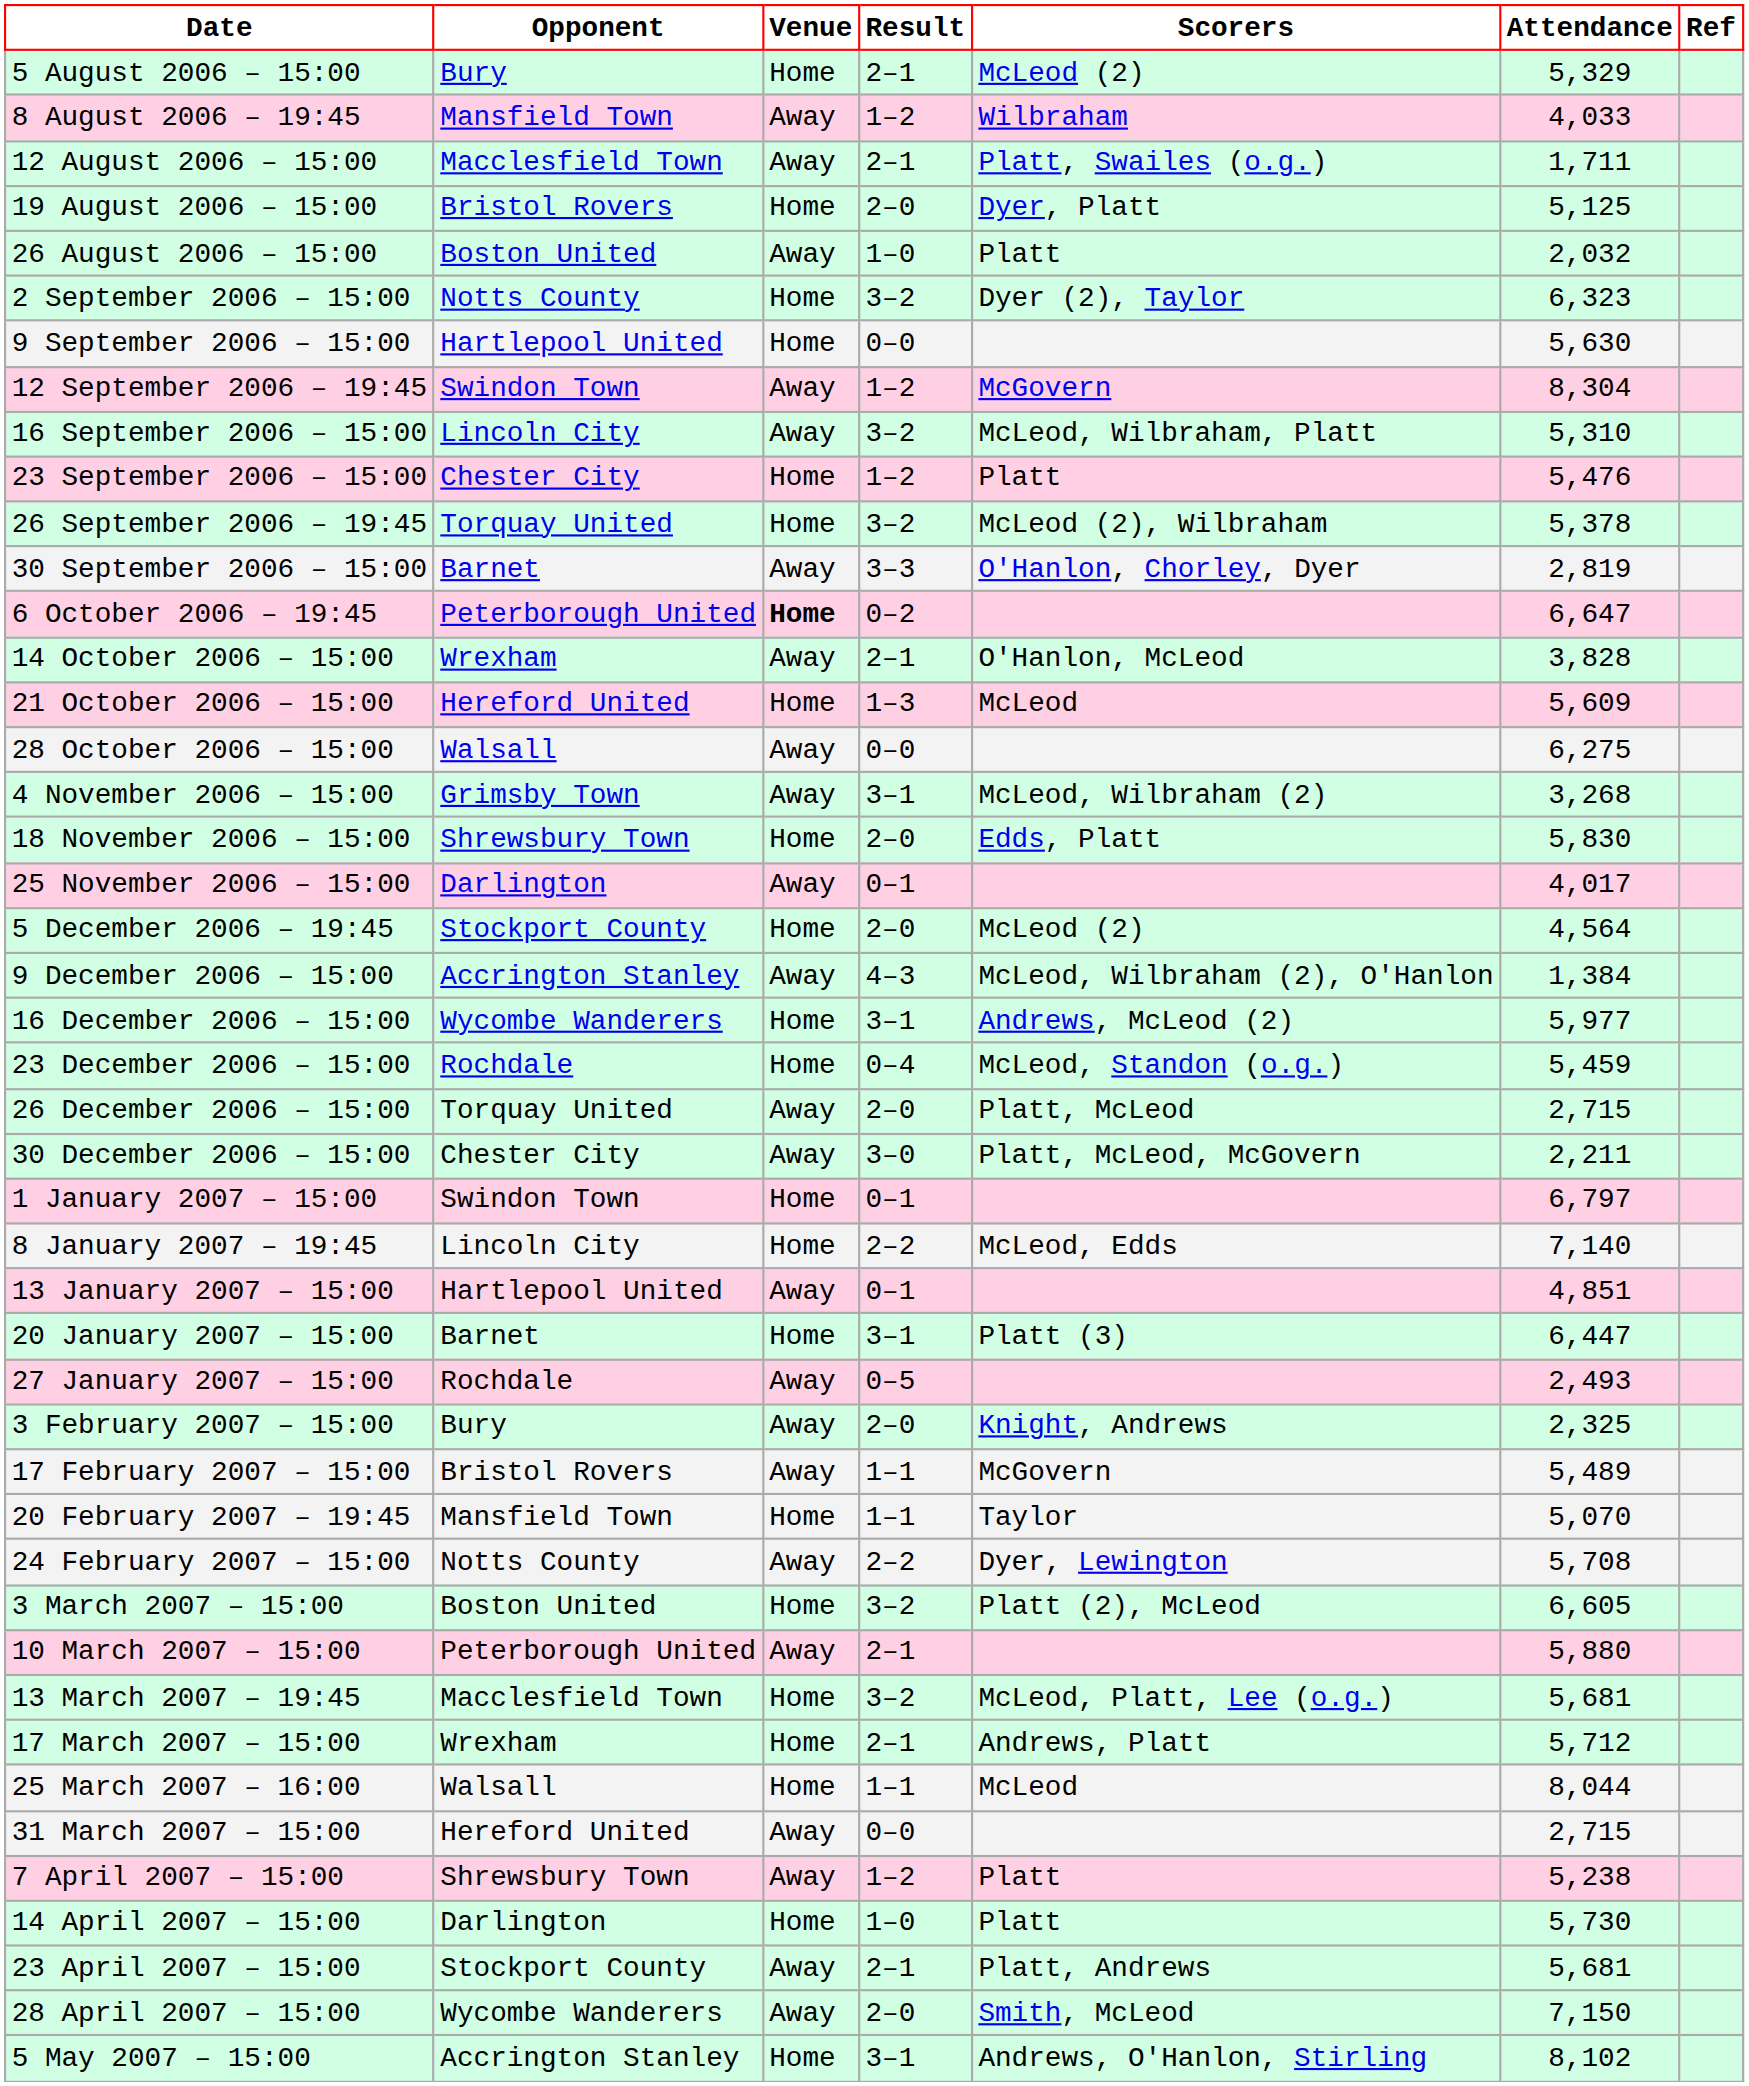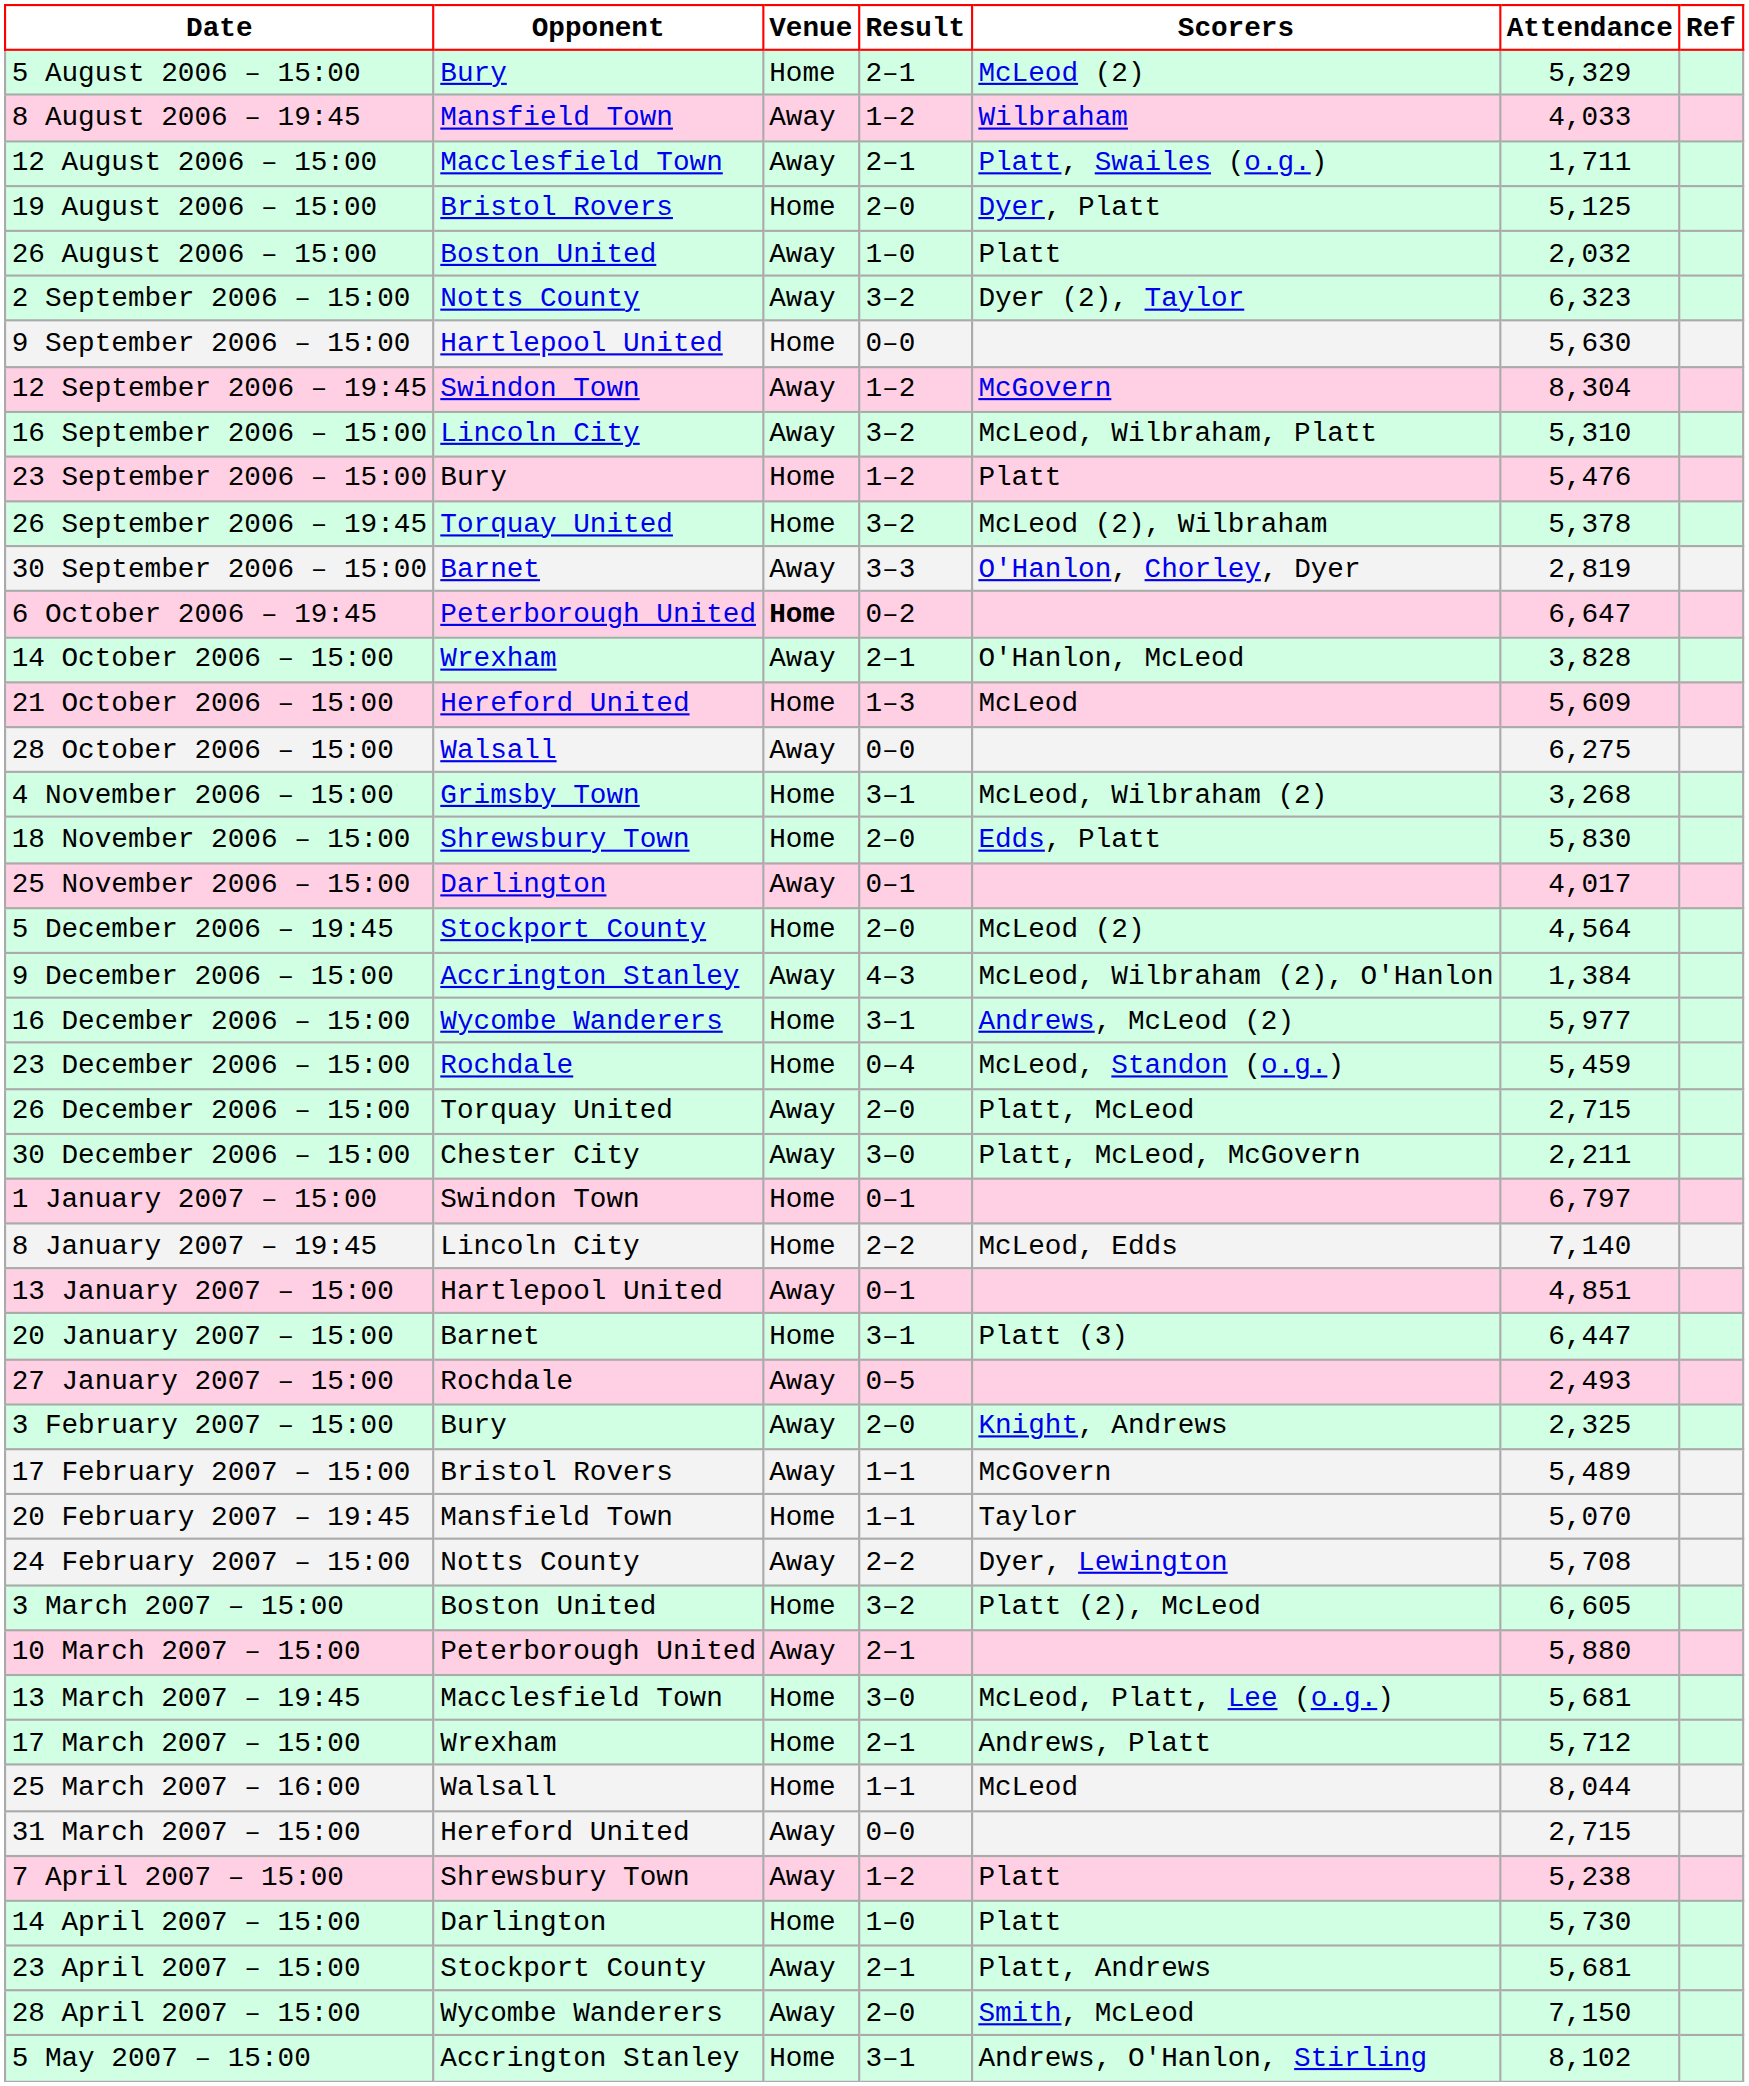(802, 298) Home -> (802, 298) Away
(540, 479) Chester City -> (474, 479) Bury
(802, 795) Away -> (802, 795) Home
(890, 1697) 3–2 -> (890, 1697) 3–0
